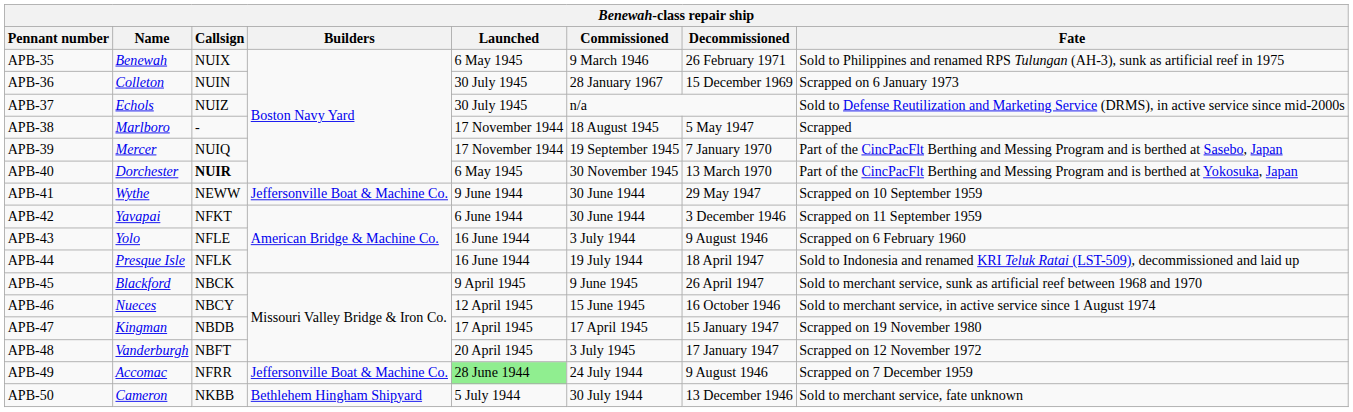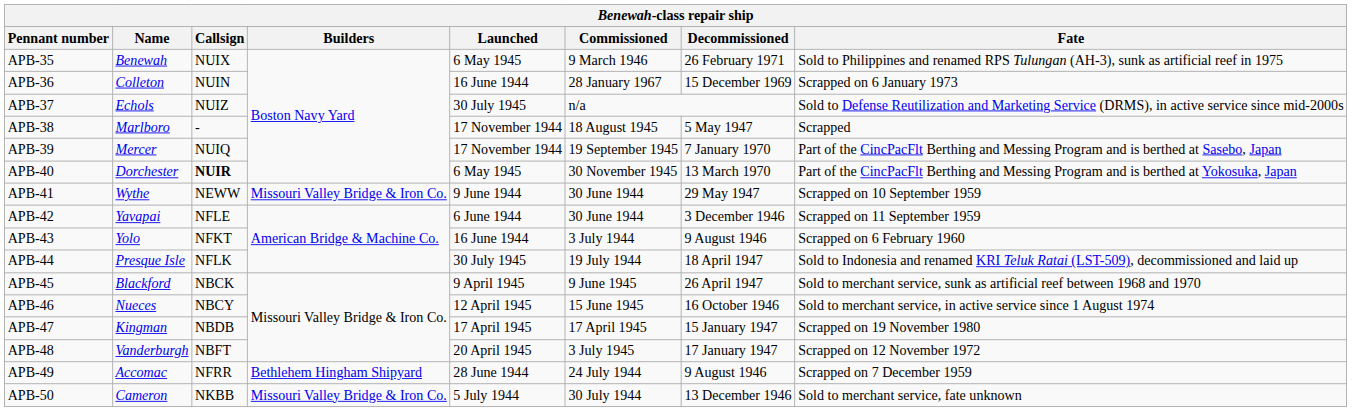(491, 82) 30 July 1945 -> (491, 82) 16 June 1944
(349, 194) Jeffersonville Boat & Machine Co. -> (349, 194) Missouri Valley Bridge & Iron Co.
(213, 216) NFKT -> (213, 216) NFLE
(213, 238) NFLE -> (213, 238) NFKT
(492, 261) 16 June 1944 -> (490, 261) 30 July 1945
(349, 372) Jeffersonville Boat & Machine Co. -> (336, 372) Bethlehem Hingham Shipyard
(492, 372) lightgreen background -> (491, 372) no background
(336, 395) Bethlehem Hingham Shipyard -> (349, 395) Missouri Valley Bridge & Iron Co.
